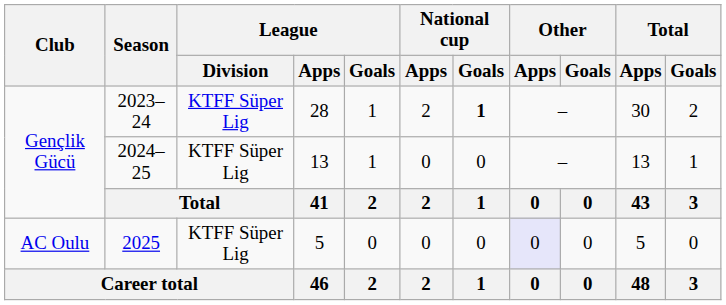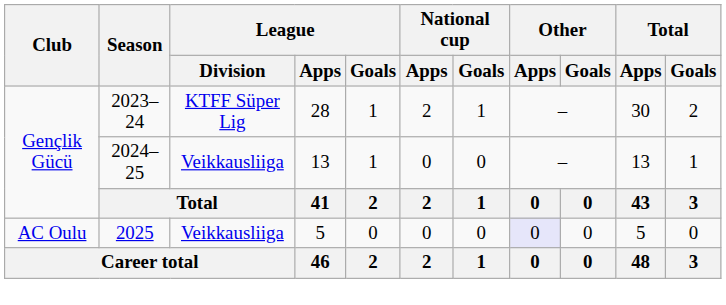(481, 111) bold -> (481, 111) normal
(236, 162) KTFF Süper Lig -> (232, 162) Veikkausliiga
(236, 243) KTFF Süper Lig -> (232, 232) Veikkausliiga
